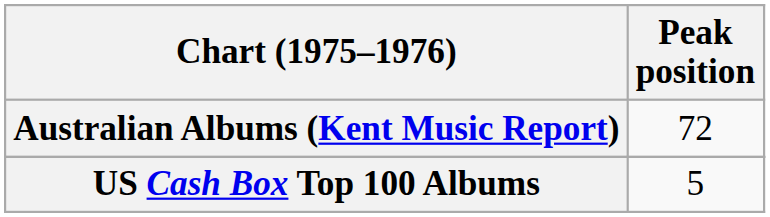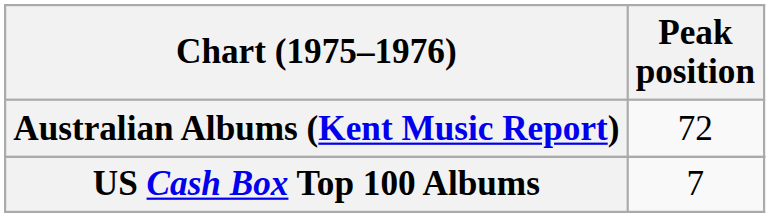(695, 183) 5 -> (695, 183) 7
